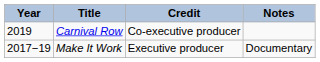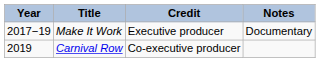rows swapped: (89, 48) <-> (89, 31)
